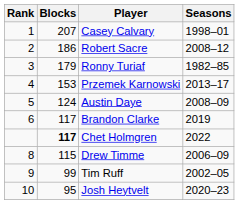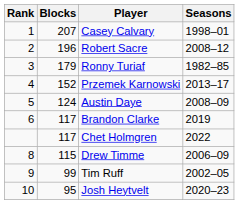(67, 48) 186 -> (67, 48) 196
(67, 84) 153 -> (67, 84) 152
(67, 137) bold -> (67, 137) normal
